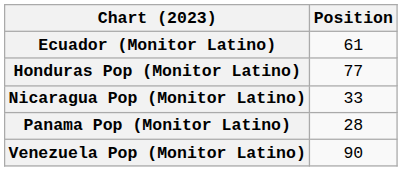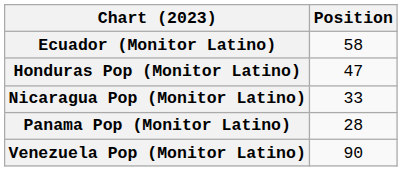(353, 45) 61 -> (353, 45) 58
(353, 72) 77 -> (353, 72) 47
